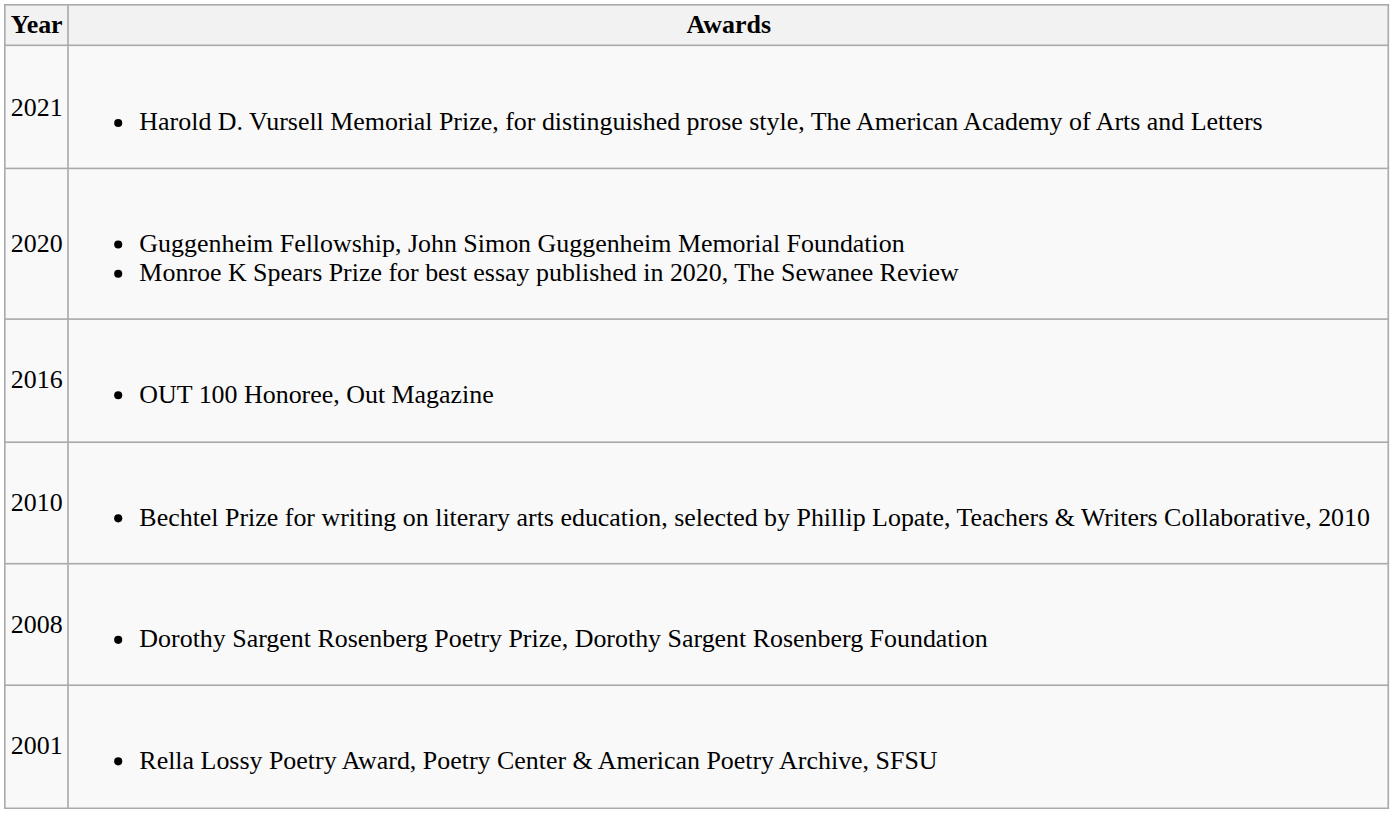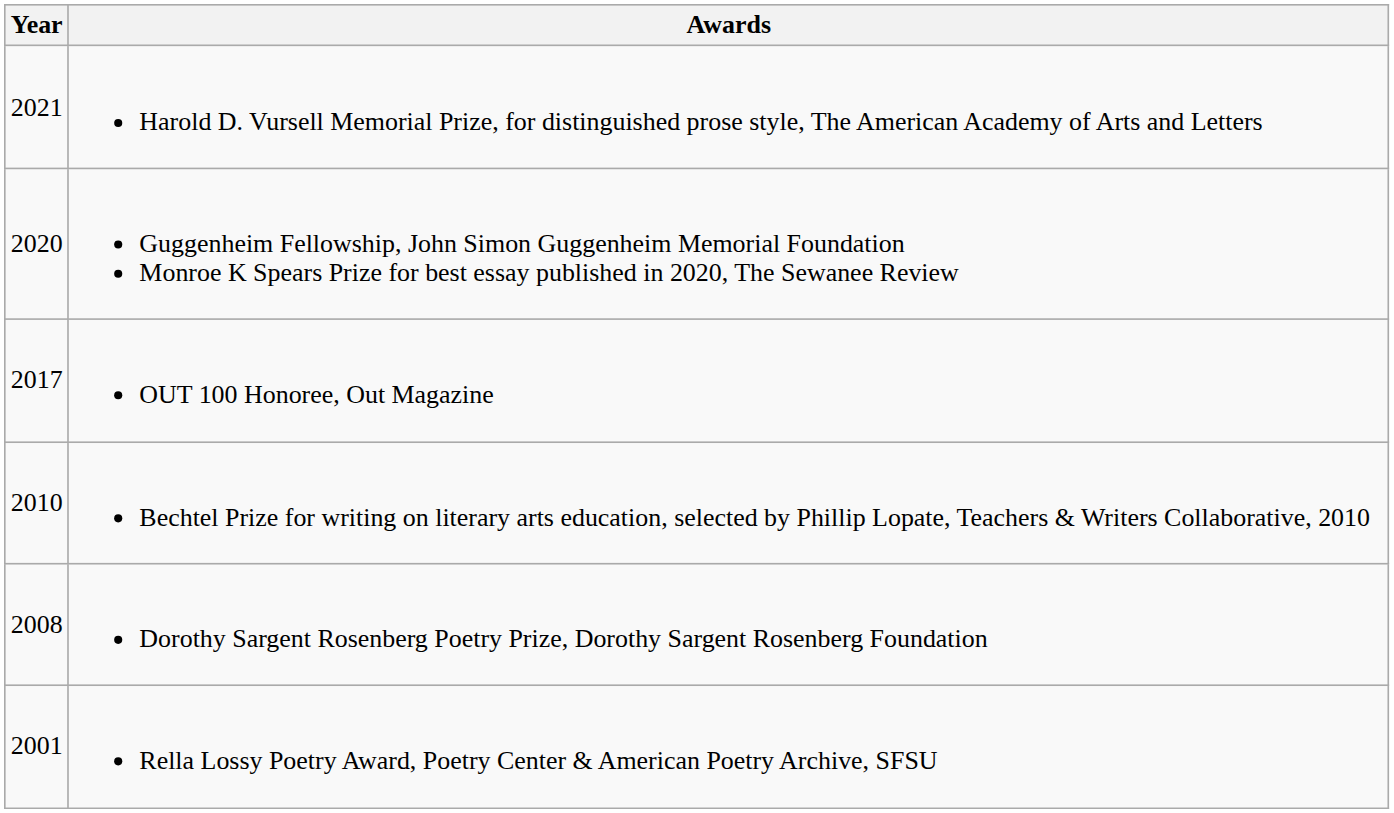(37, 380) 2016 -> (37, 380) 2017
